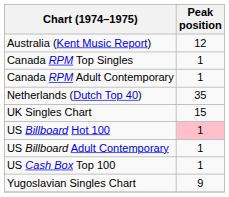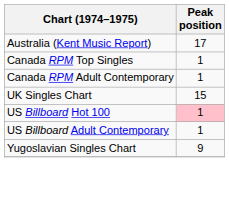(200, 43) 12 -> (200, 43) 17
- row: (74, 95)
- row: (61, 165)
